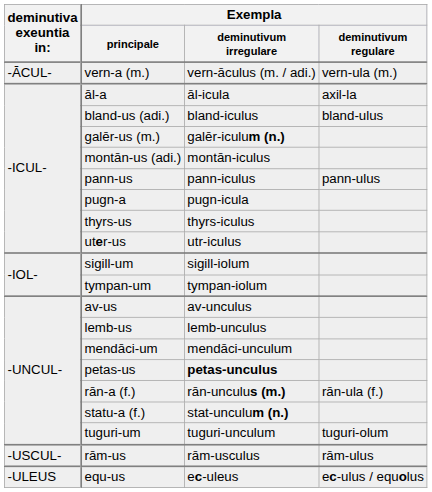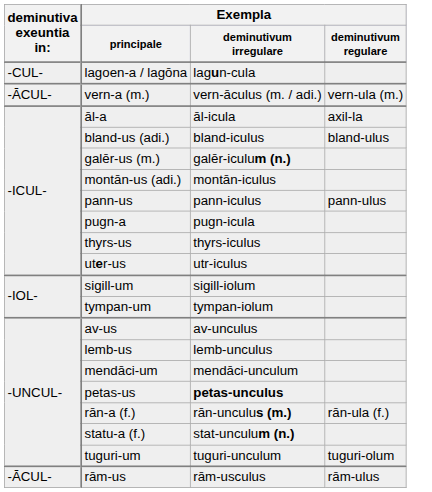+ row: (136, 72)
(34, 455) -USCUL- -> (30, 477) -ĀCUL-
- row: (105, 477)
